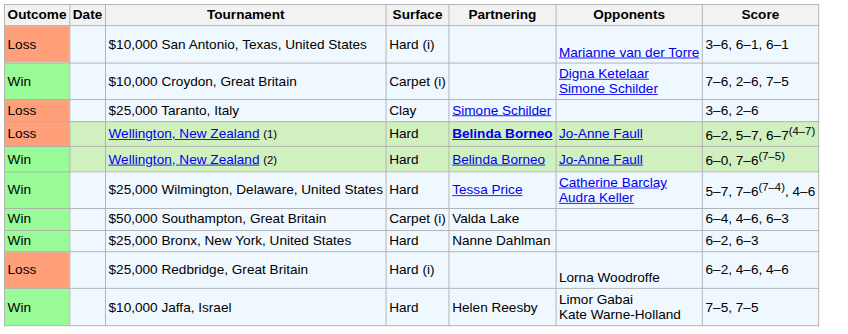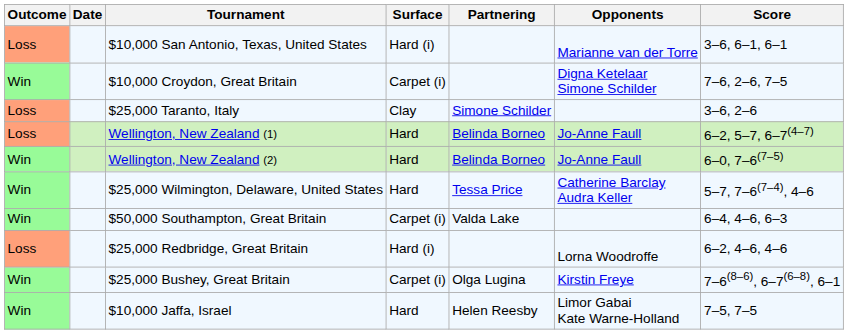(502, 133) bold -> (499, 133) normal
- row: (230, 241)
+ row: (199, 279)
